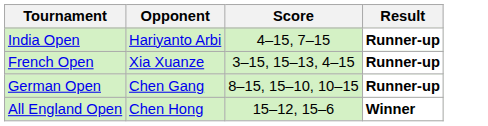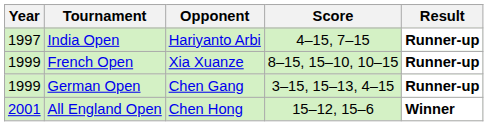+ column: (24, 17)
(293, 63) 3–15, 15–13, 4–15 -> (333, 63) 8–15, 15–10, 10–15
(293, 86) 8–15, 15–10, 10–15 -> (333, 86) 3–15, 15–13, 4–15
